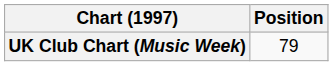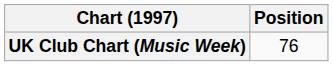(289, 46) 79 -> (289, 46) 76
